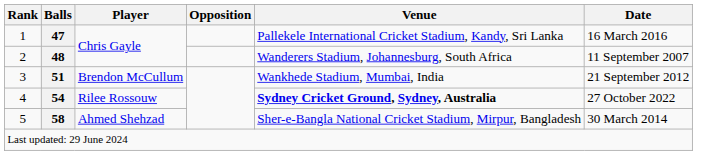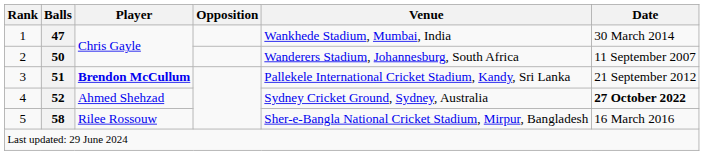(410, 35) Pallekele International Cricket Stadium, Kandy, Sri Lanka -> (358, 35) Wankhede Stadium, Mumbai, India
(627, 35) 16 March 2016 -> (634, 35) 30 March 2014
(58, 56) 48 -> (58, 56) 50
(131, 77) normal -> (134, 77) bold
(351, 77) Wankhede Stadium, Mumbai, India -> (417, 77) Pallekele International Cricket Stadium, Kandy, Sri Lanka
(58, 98) 54 -> (58, 98) 52
(117, 98) Rilee Rossouw -> (121, 98) Ahmed Shehzad
(377, 98) bold -> (376, 98) normal
(631, 98) normal -> (640, 98) bold
(121, 118) Ahmed Shehzad -> (117, 118) Rilee Rossouw
(627, 118) 30 March 2014 -> (634, 118) 16 March 2016
